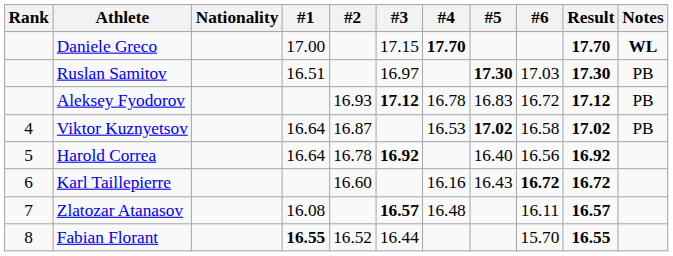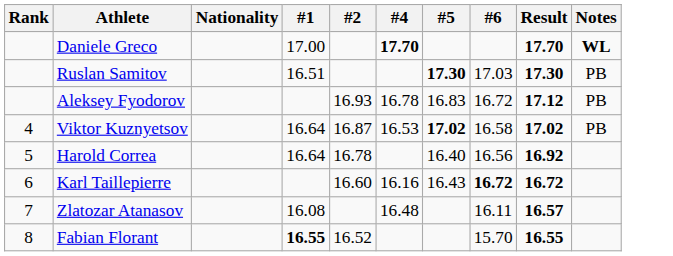- column: (399, 18)
